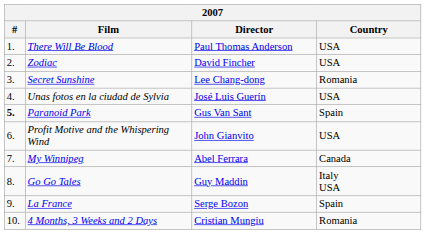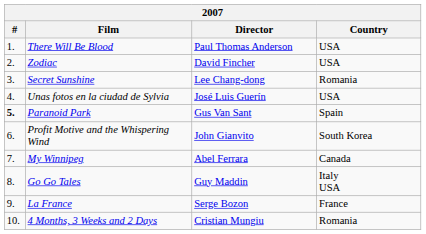(330, 136) USA -> (346, 136) South Korea
(331, 204) Spain -> (333, 204) France
